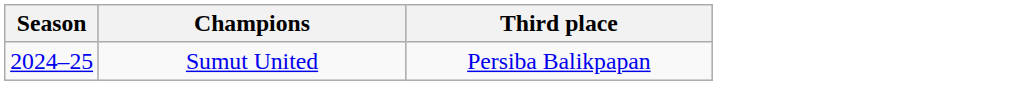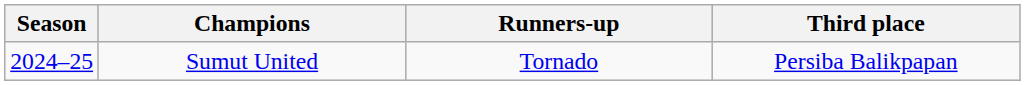+ column: (559, 23)
